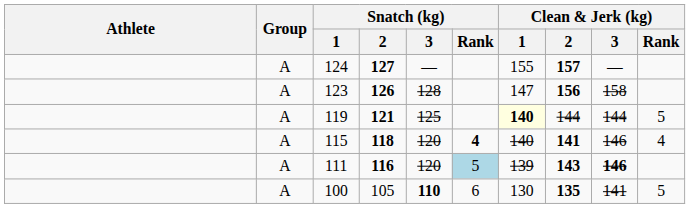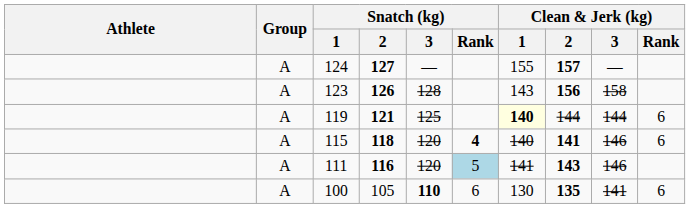(522, 91) 147 -> (522, 91) 143
(661, 116) 5 -> (661, 116) 6
(661, 141) 4 -> (661, 141) 6
(522, 166) 139 -> (522, 166) 141
(615, 166) bold -> (615, 166) normal
(661, 191) 5 -> (661, 191) 6
